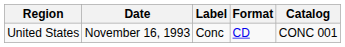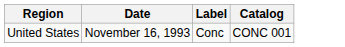- column: (253, 14)
